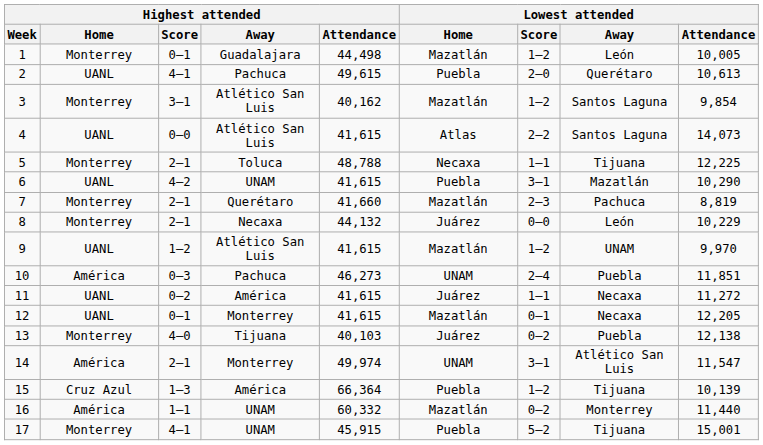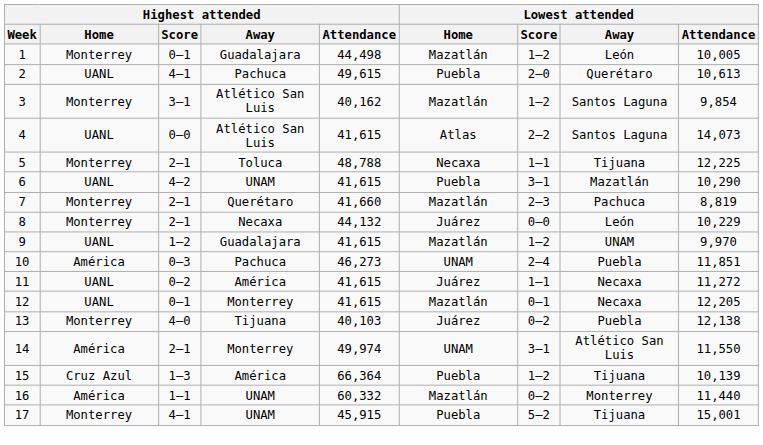(260, 249) Atlético San Luis -> (260, 242) Guadalajara
(719, 363) 11,547 -> (719, 348) 11,550
